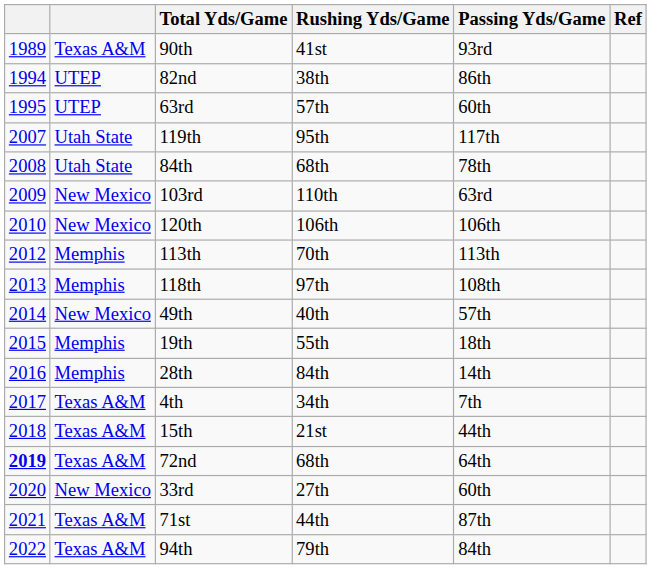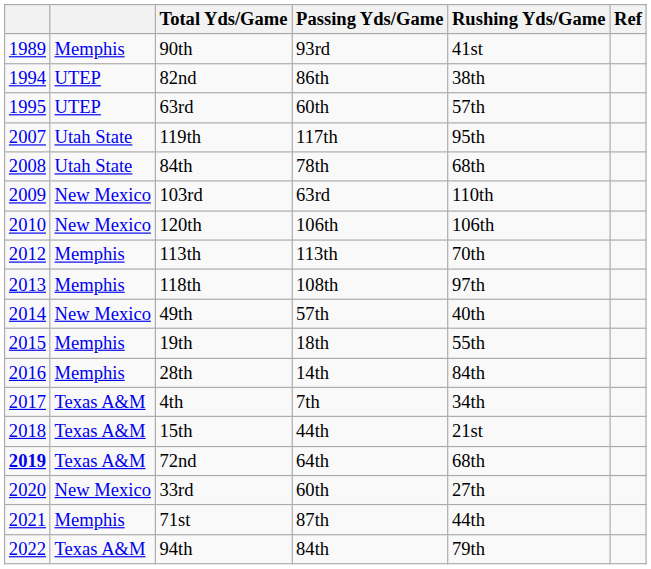columns swapped: (532, 19) <-> (373, 19)
(100, 48) Texas A&M -> (90, 48) Memphis
(100, 519) Texas A&M -> (90, 519) Memphis
